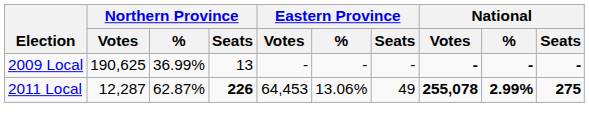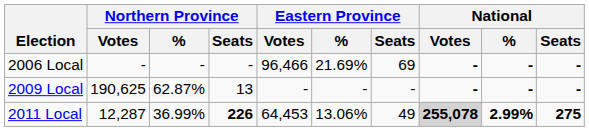+ row: (46, 65)
(179, 65) 36.99% -> (179, 89) 62.87%
(179, 89) 62.87% -> (179, 114) 36.99%
(450, 89) no background -> (450, 114) lightgrey background
